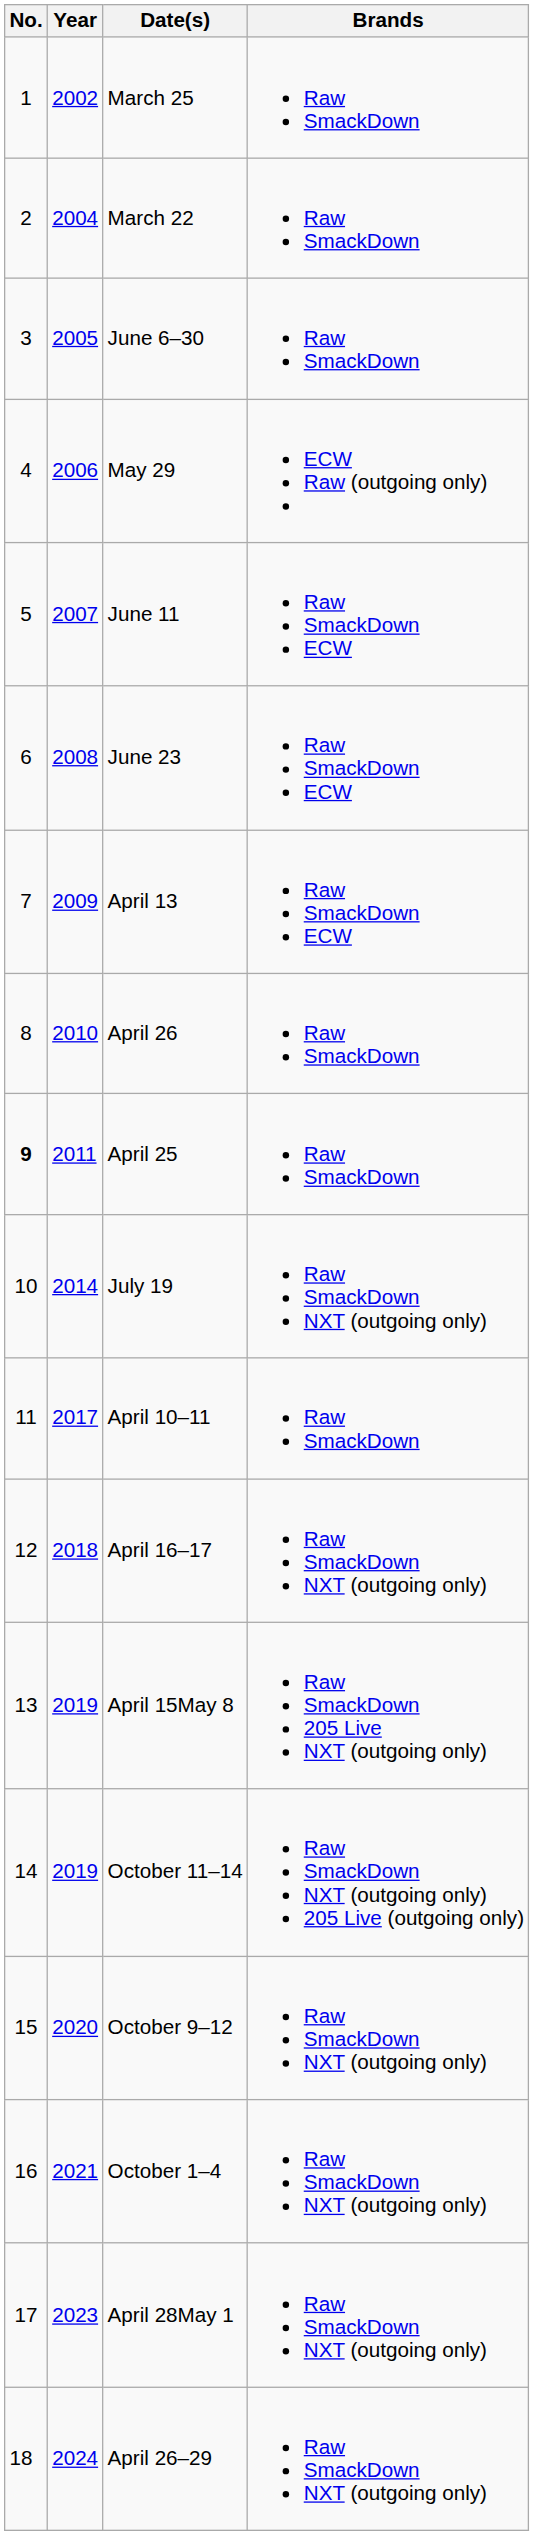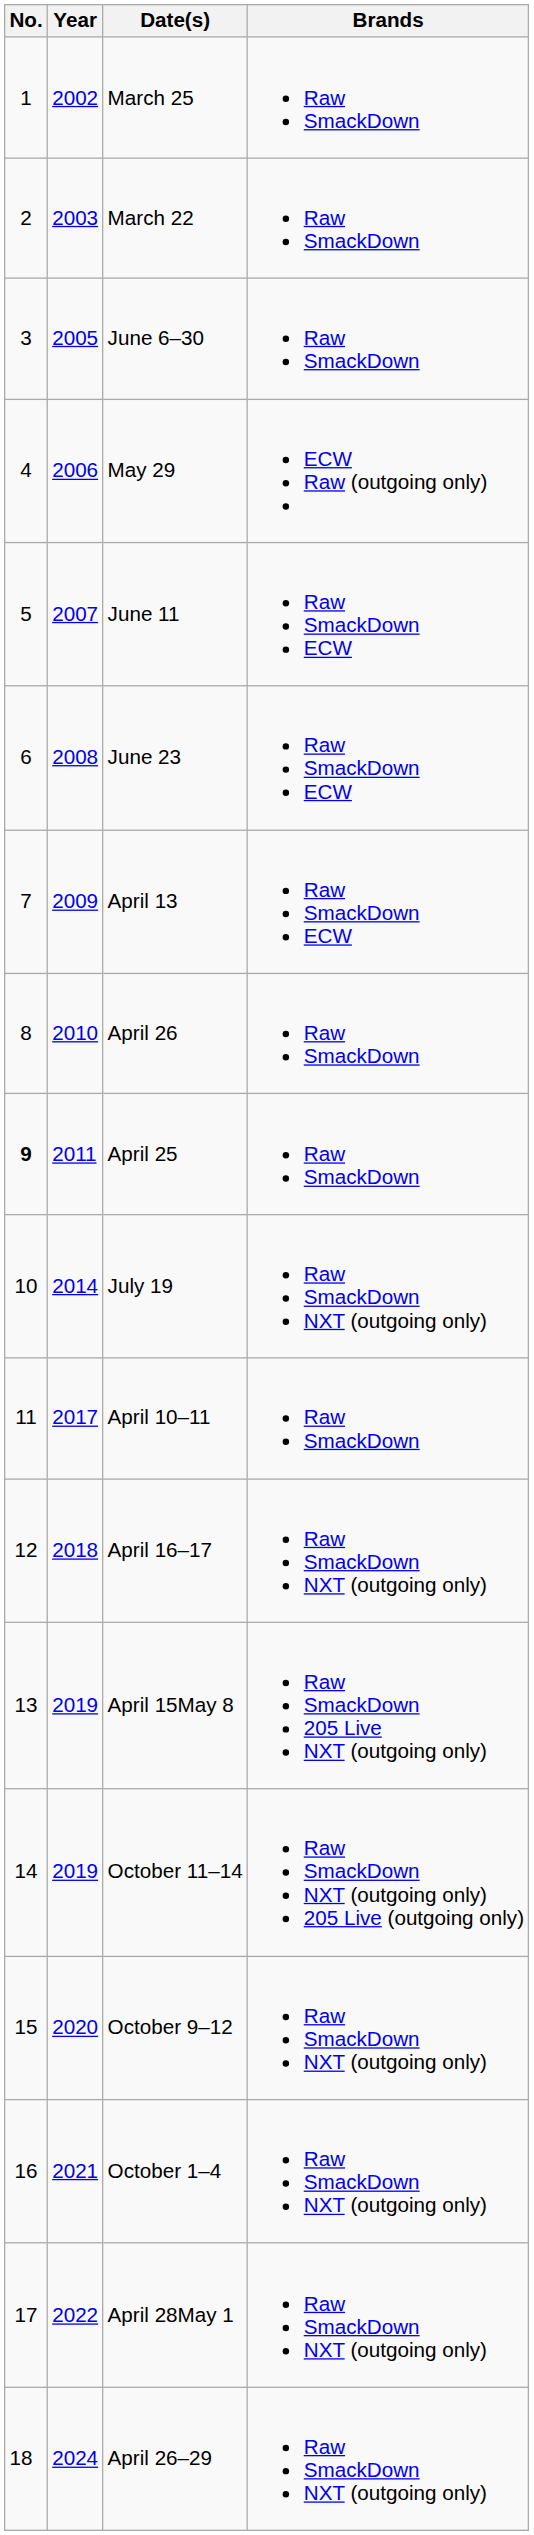(75, 217) 2004 -> (75, 217) 2003
(75, 2314) 2023 -> (75, 2314) 2022
